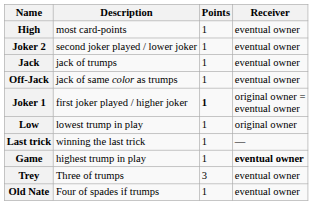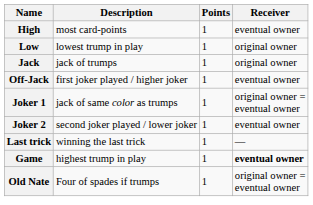rows swapped: (29, 125) <-> (29, 46)
(267, 63) eventual owner -> (266, 63) original owner
(117, 79) jack of same color as trumps -> (122, 79) first joker played / higher joker
(122, 102) first joker played / higher joker -> (117, 102) jack of same color as trumps
(204, 102) bold -> (204, 102) normal
- row: (29, 175)
(267, 192) eventual owner -> (270, 181) original owner = eventual owner
